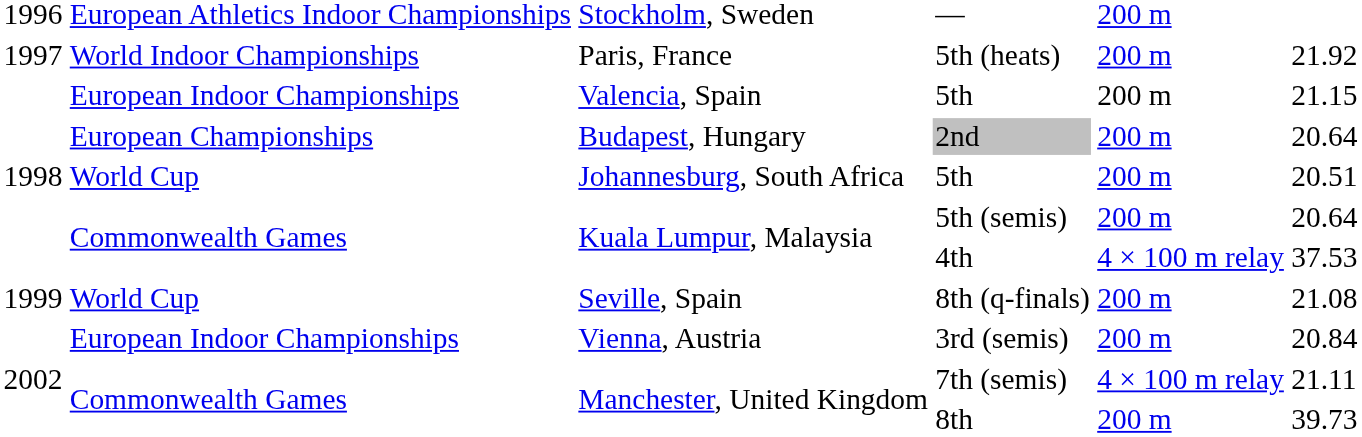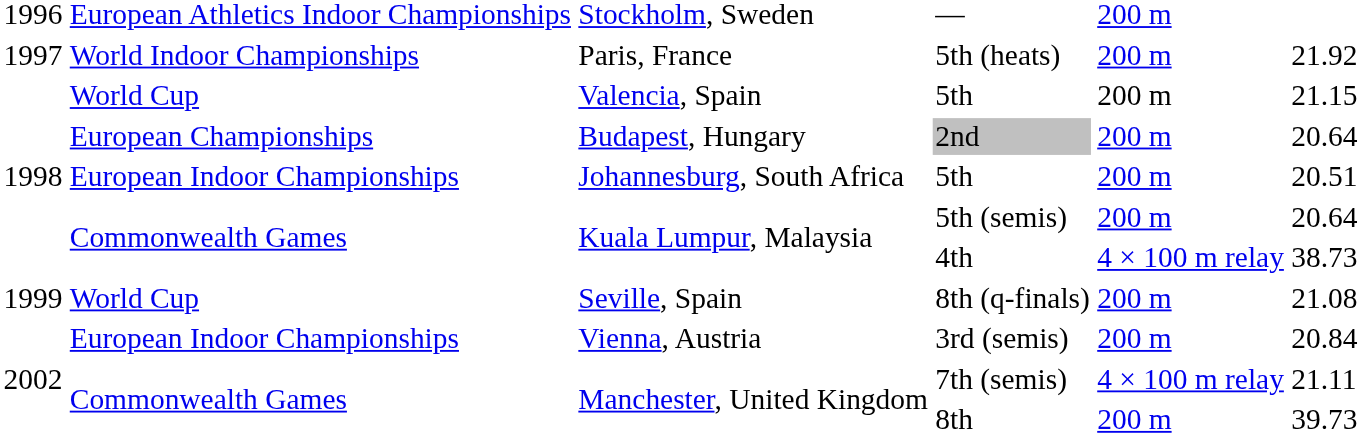(264, 95) European Indoor Championships -> (134, 95) World Cup
(134, 176) World Cup -> (264, 176) European Indoor Championships
(1324, 257) 37.53 -> (1324, 257) 38.73
